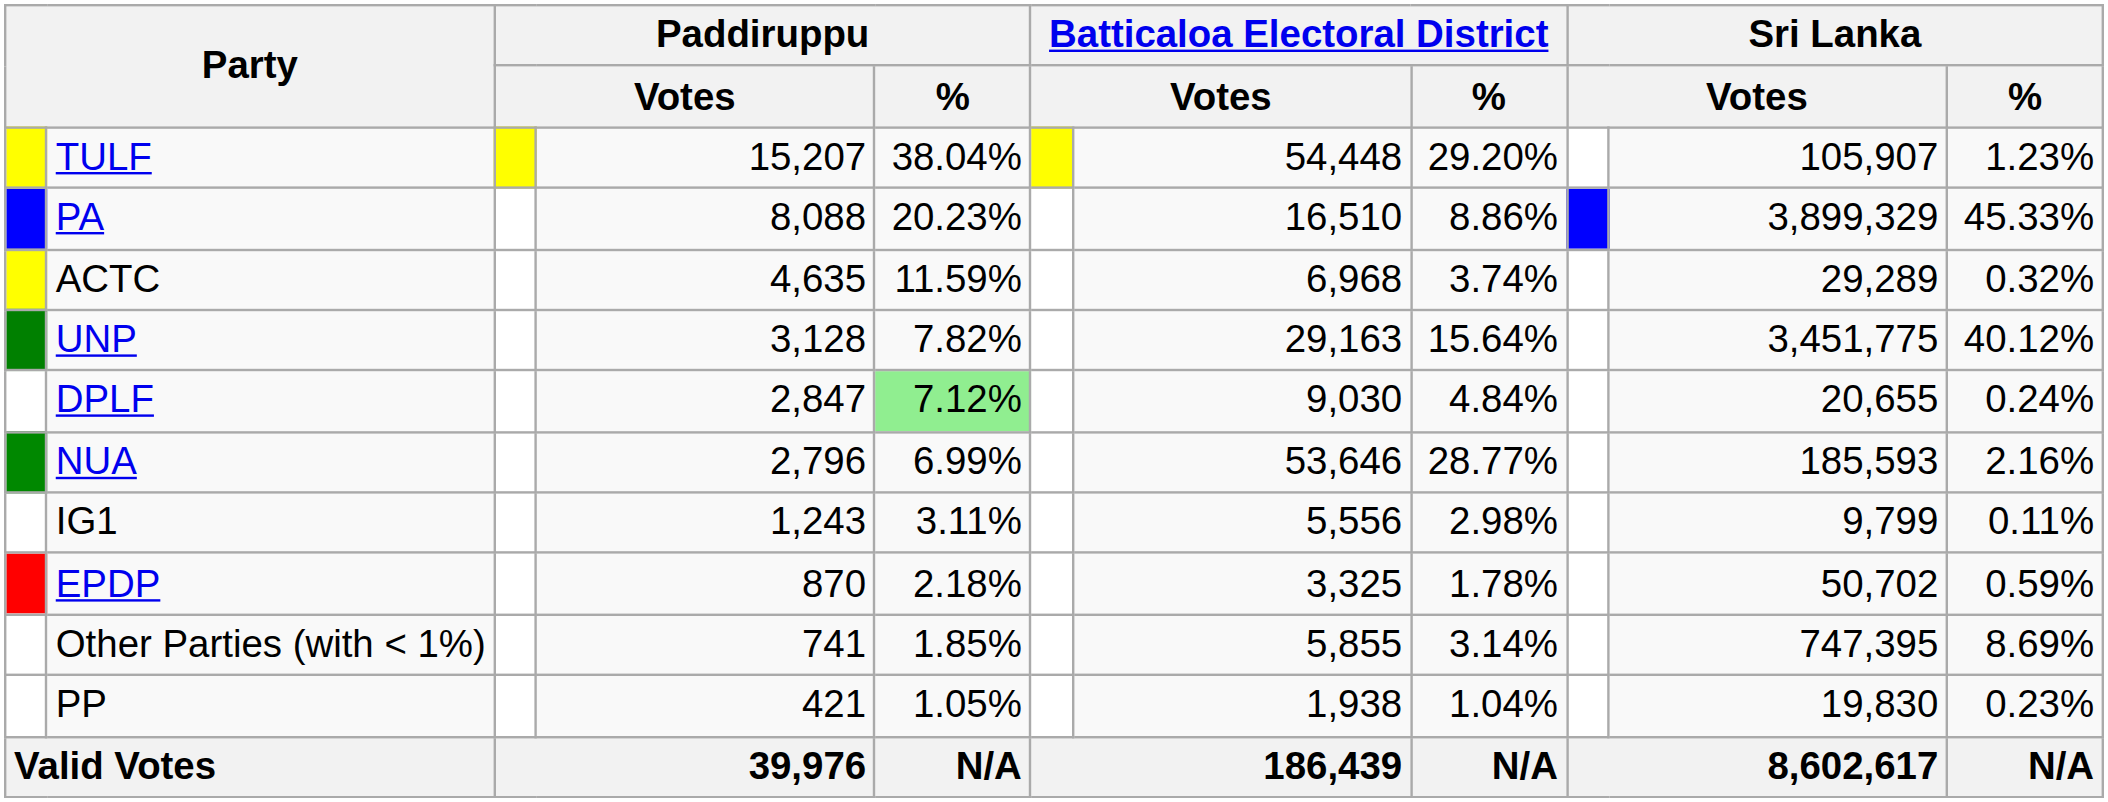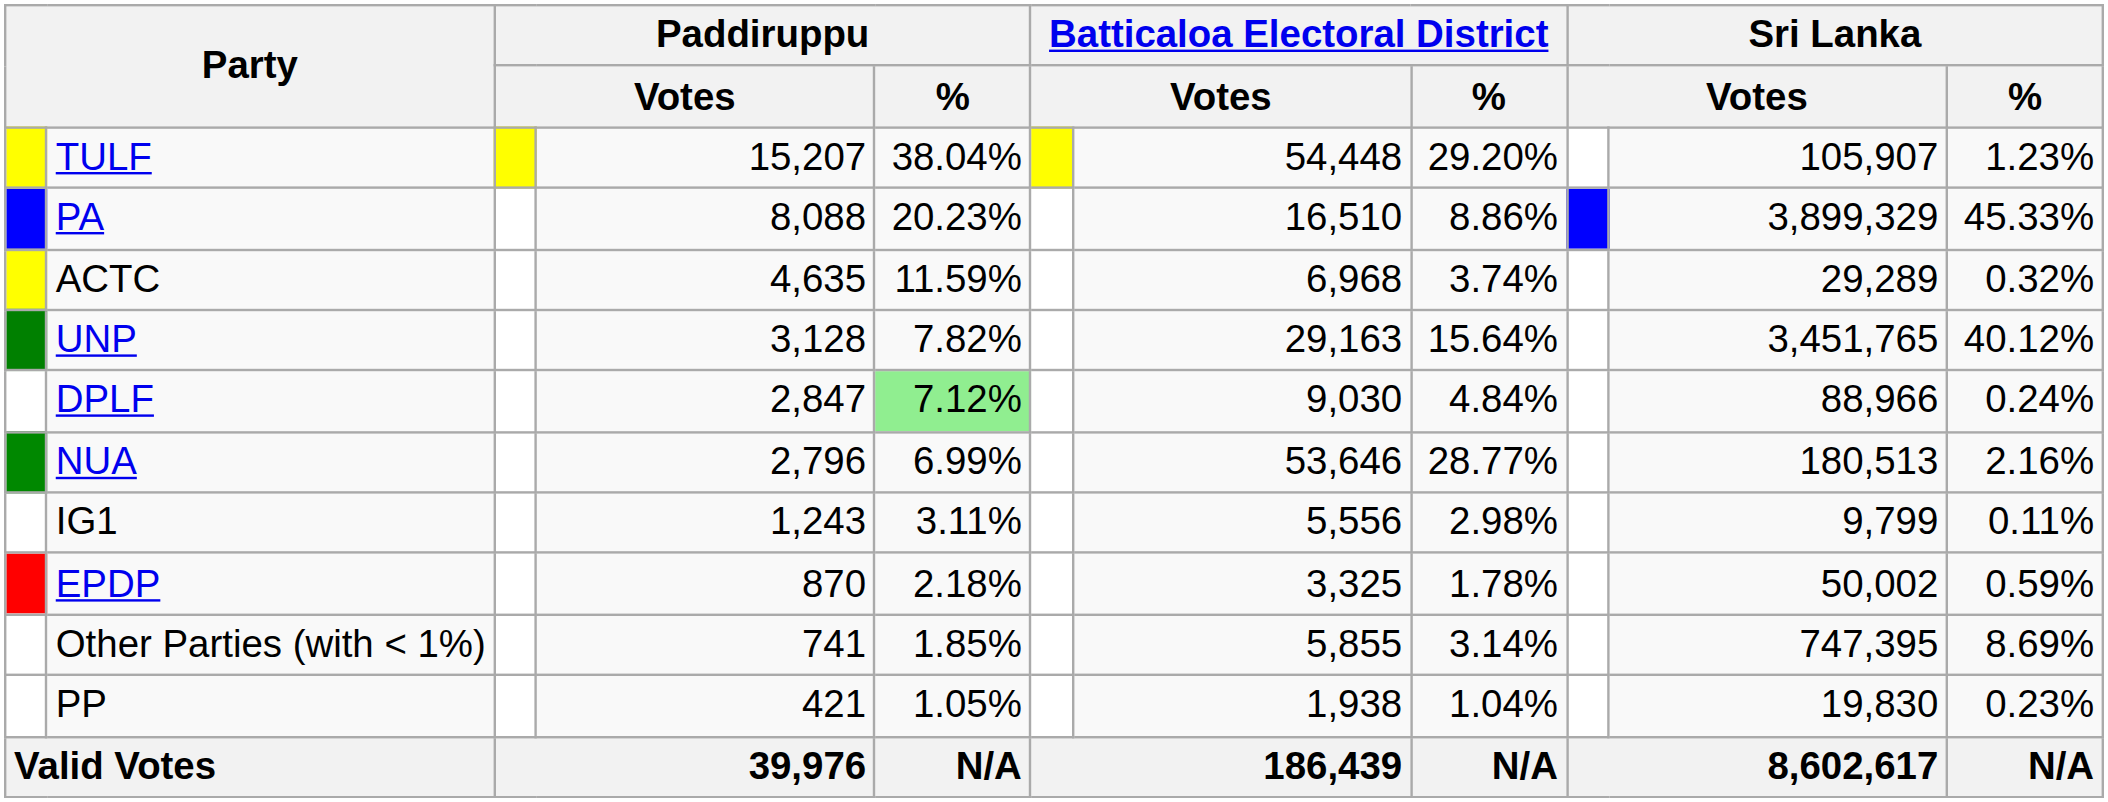(1853, 339) 3,451,775 -> (1853, 339) 3,451,765
(1880, 400) 20,655 -> (1880, 400) 88,966
(1869, 461) 185,593 -> (1869, 461) 180,513
(1880, 583) 50,702 -> (1880, 583) 50,002
